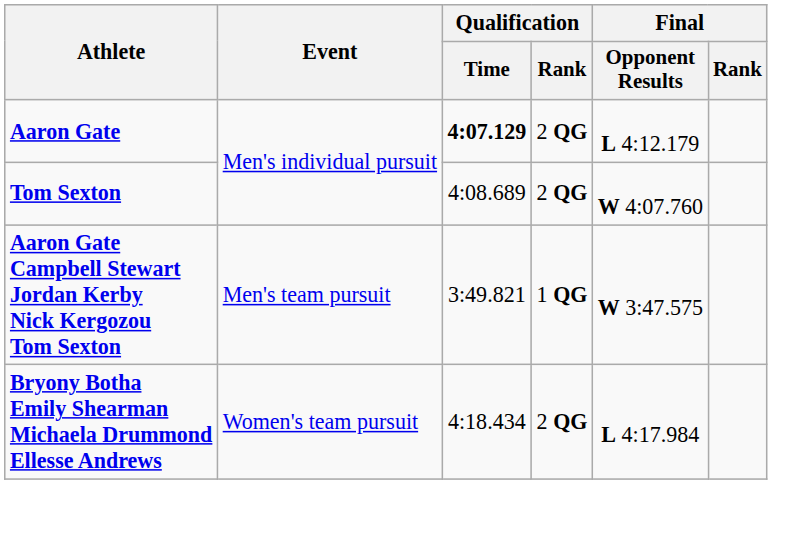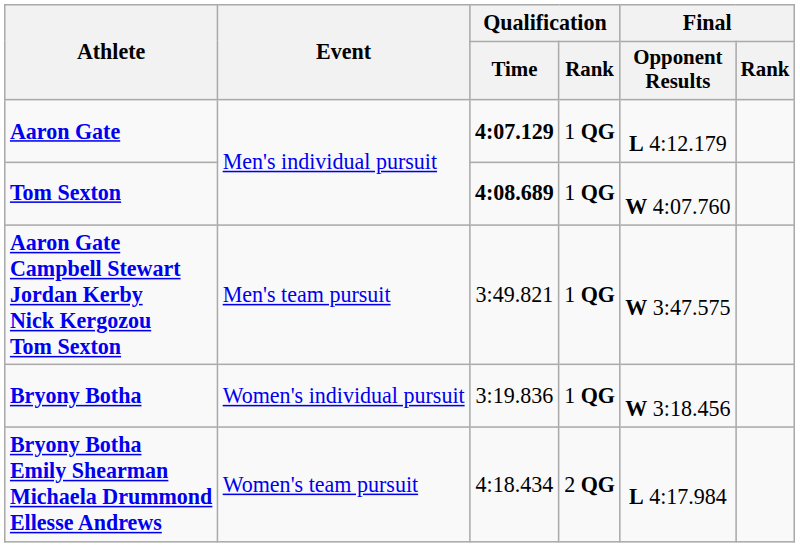(562, 131) 2 QG -> (590, 131) 1 QG
(487, 193) normal -> (514, 193) bold
(562, 193) 2 QG -> (590, 193) 1 QG
+ row: (76, 396)
